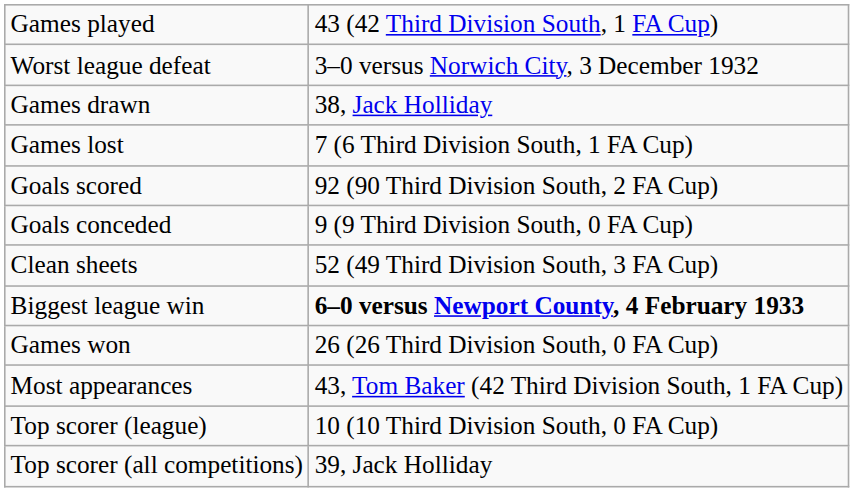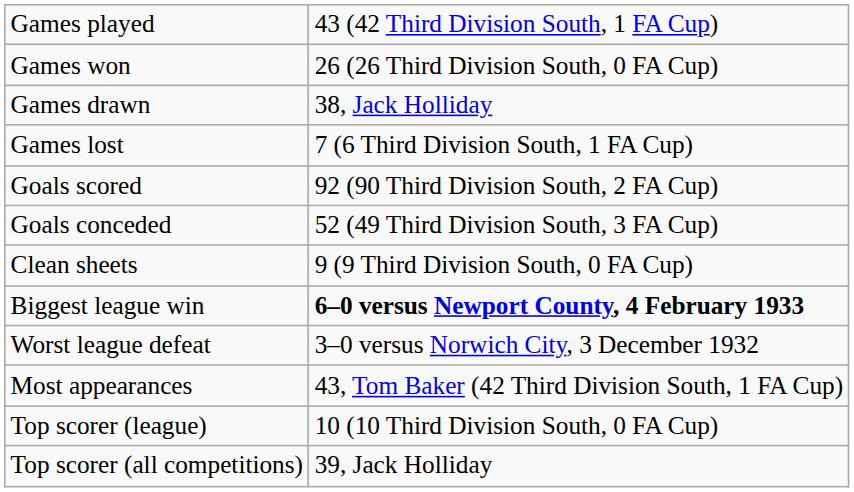rows swapped: (71, 345) <-> (111, 64)
(504, 225) 9 (9 Third Division South, 0 FA Cup) -> (516, 225) 52 (49 Third Division South, 3 FA Cup)
(516, 265) 52 (49 Third Division South, 3 FA Cup) -> (504, 265) 9 (9 Third Division South, 0 FA Cup)
